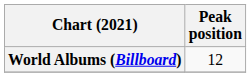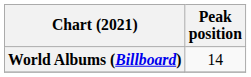(215, 59) 12 -> (215, 59) 14
